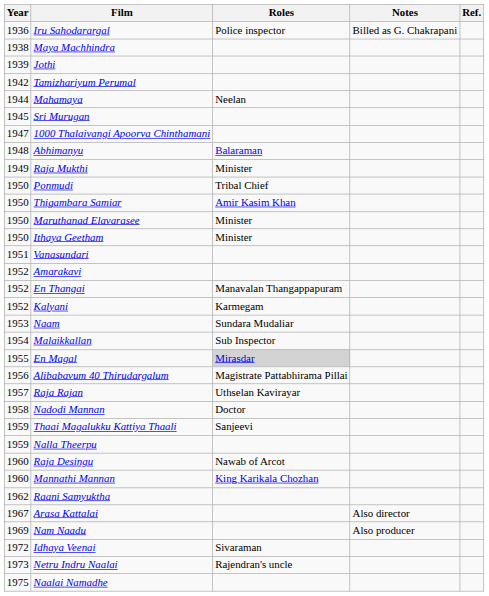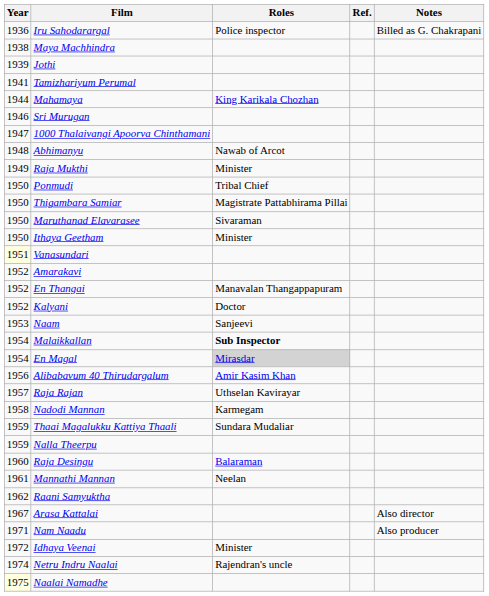columns swapped: (405, 13) <-> (472, 13)
(18, 82) 1942 -> (18, 82) 1941
(231, 99) Neelan -> (267, 99) King Karikala Chozhan
(18, 116) 1945 -> (18, 116) 1946
(239, 151) Balaraman -> (250, 151) Nawab of Arcot
(255, 202) Amir Kasim Khan -> (281, 202) Magistrate Pattabhirama Pillai
(234, 220) Minister -> (239, 220) Sivaraman
(18, 254) no background -> (18, 254) lightyellow background
(239, 306) Karmegam -> (230, 306) Doctor
(254, 323) Sundara Mudaliar -> (234, 323) Sanjeevi
(245, 340) normal -> (248, 340) bold
(18, 358) 1955 -> (18, 358) 1954
(281, 375) Magistrate Pattabhirama Pillai -> (255, 375) Amir Kasim Khan
(230, 409) Doctor -> (239, 409) Karmegam
(234, 427) Sanjeevi -> (254, 427) Sundara Mudaliar
(250, 461) Nawab of Arcot -> (239, 461) Balaraman
(18, 479) 1960 -> (18, 479) 1961
(267, 479) King Karikala Chozhan -> (231, 479) Neelan
(18, 530) 1969 -> (18, 530) 1971
(239, 548) Sivaraman -> (234, 548) Minister
(18, 565) 1973 -> (18, 565) 1974
(18, 582) no background -> (18, 582) lightyellow background
